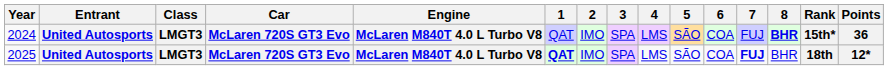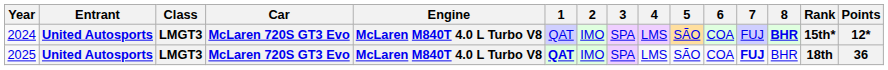(861, 34) 36 -> (861, 34) 12*
(861, 54) 12* -> (861, 54) 36
